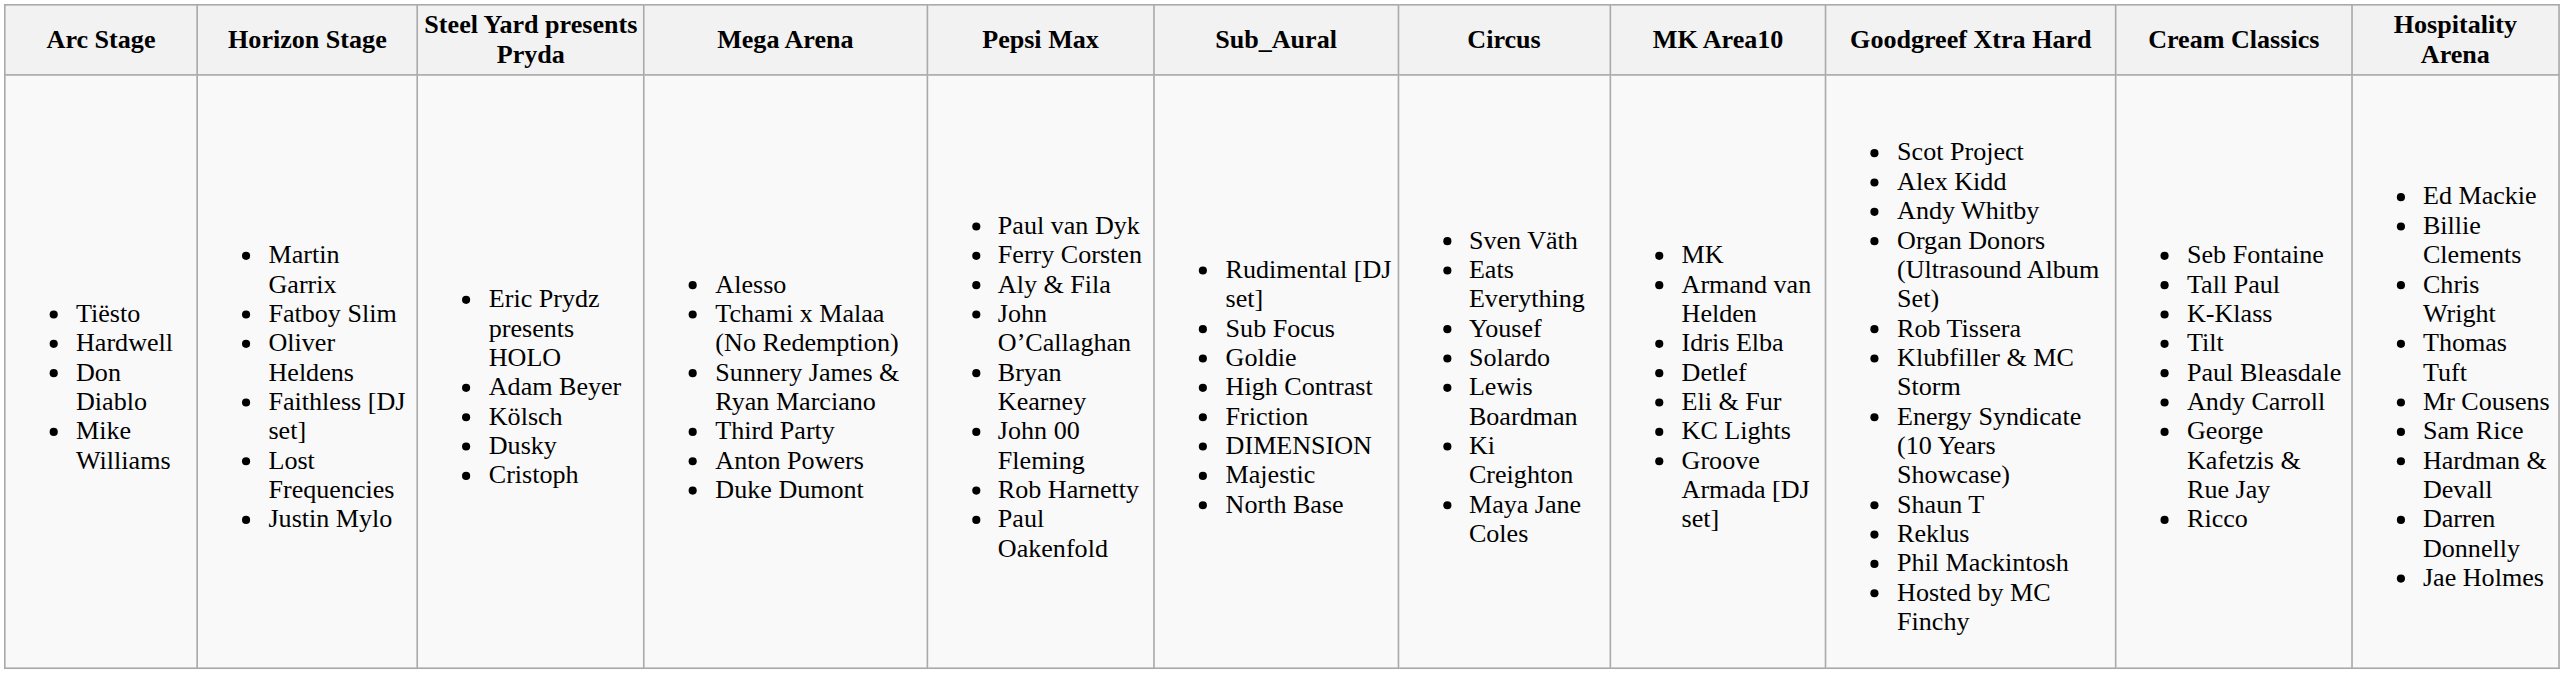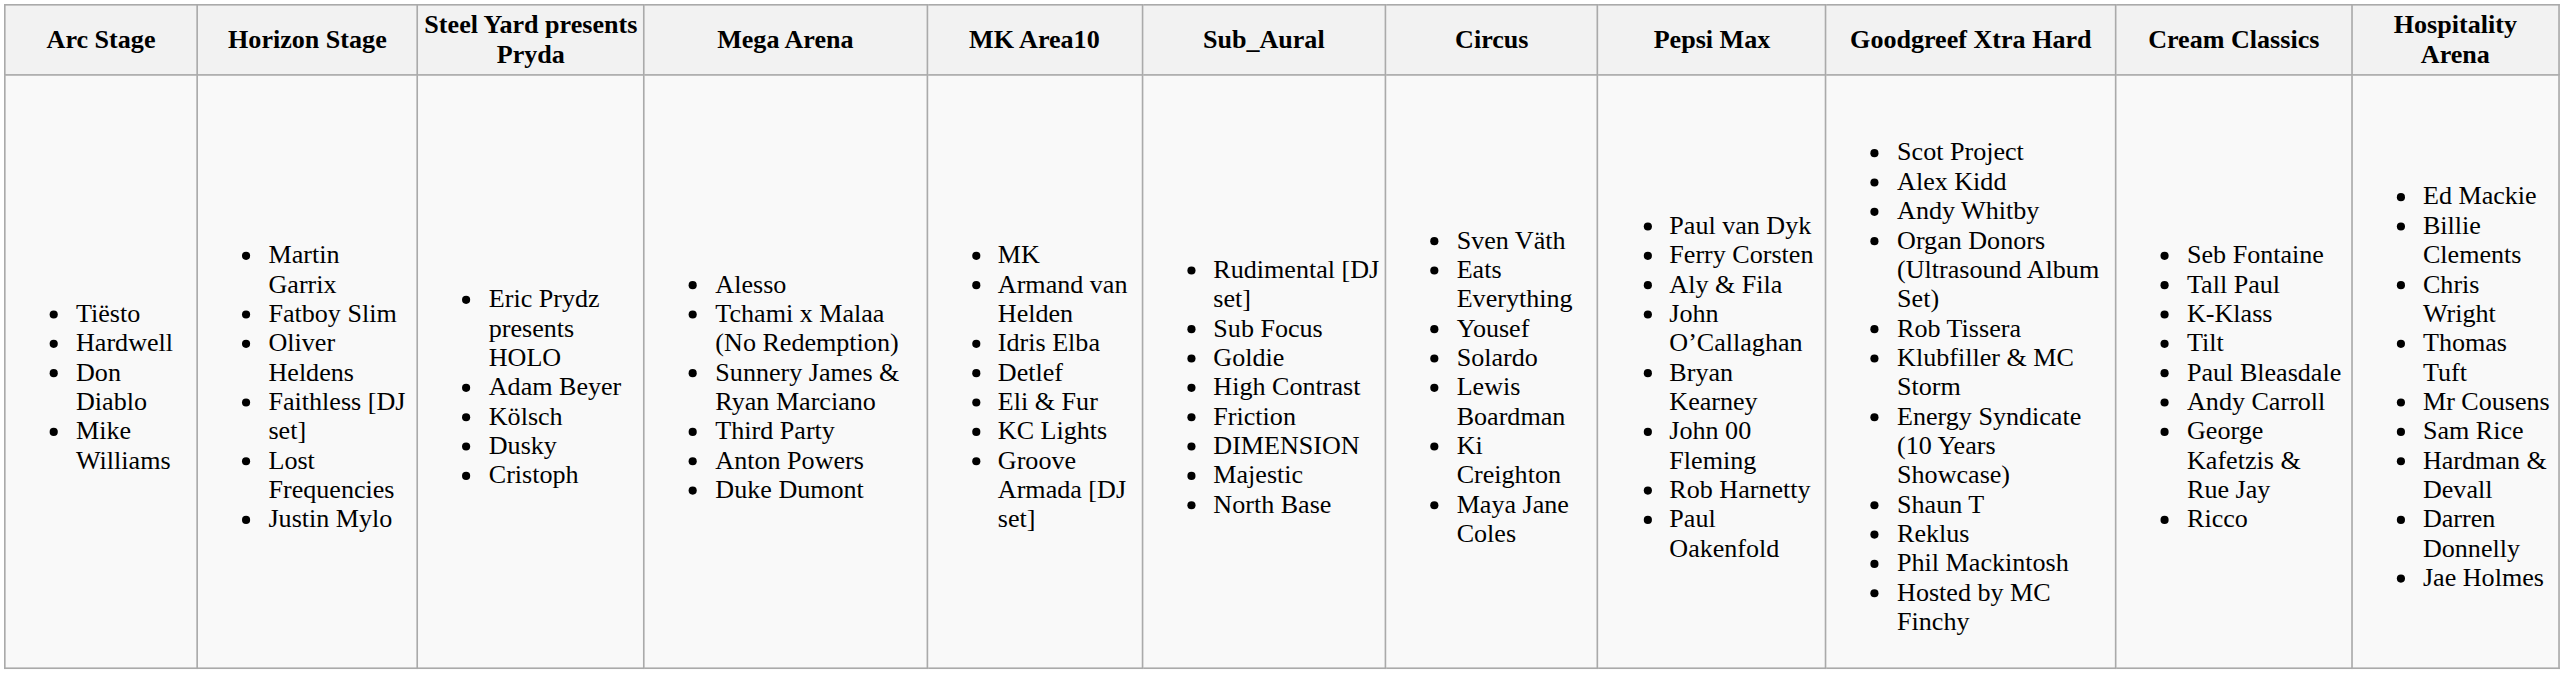columns swapped: (1718, 39) <-> (1041, 39)
